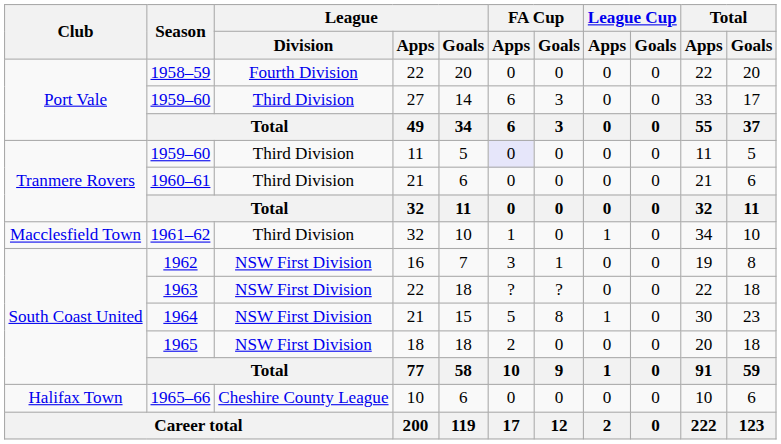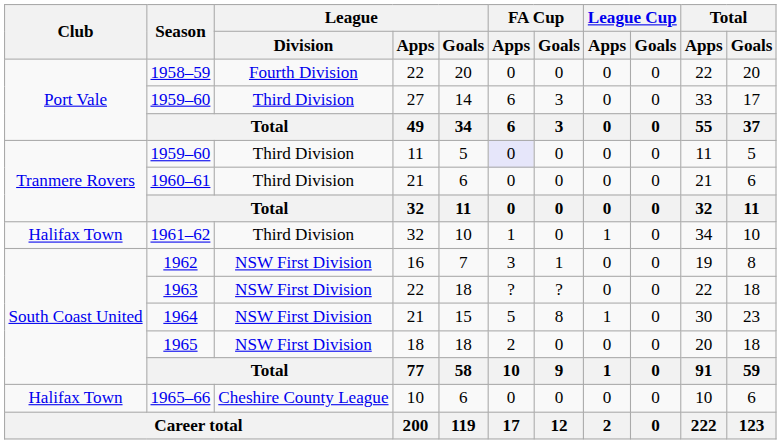(76, 235) Macclesfield Town -> (76, 235) Halifax Town
